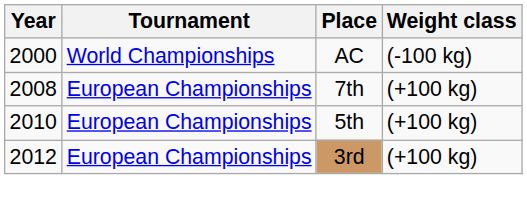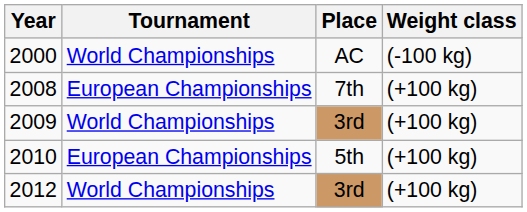+ row: (33, 122)
(189, 156) European Championships -> (171, 190) World Championships
